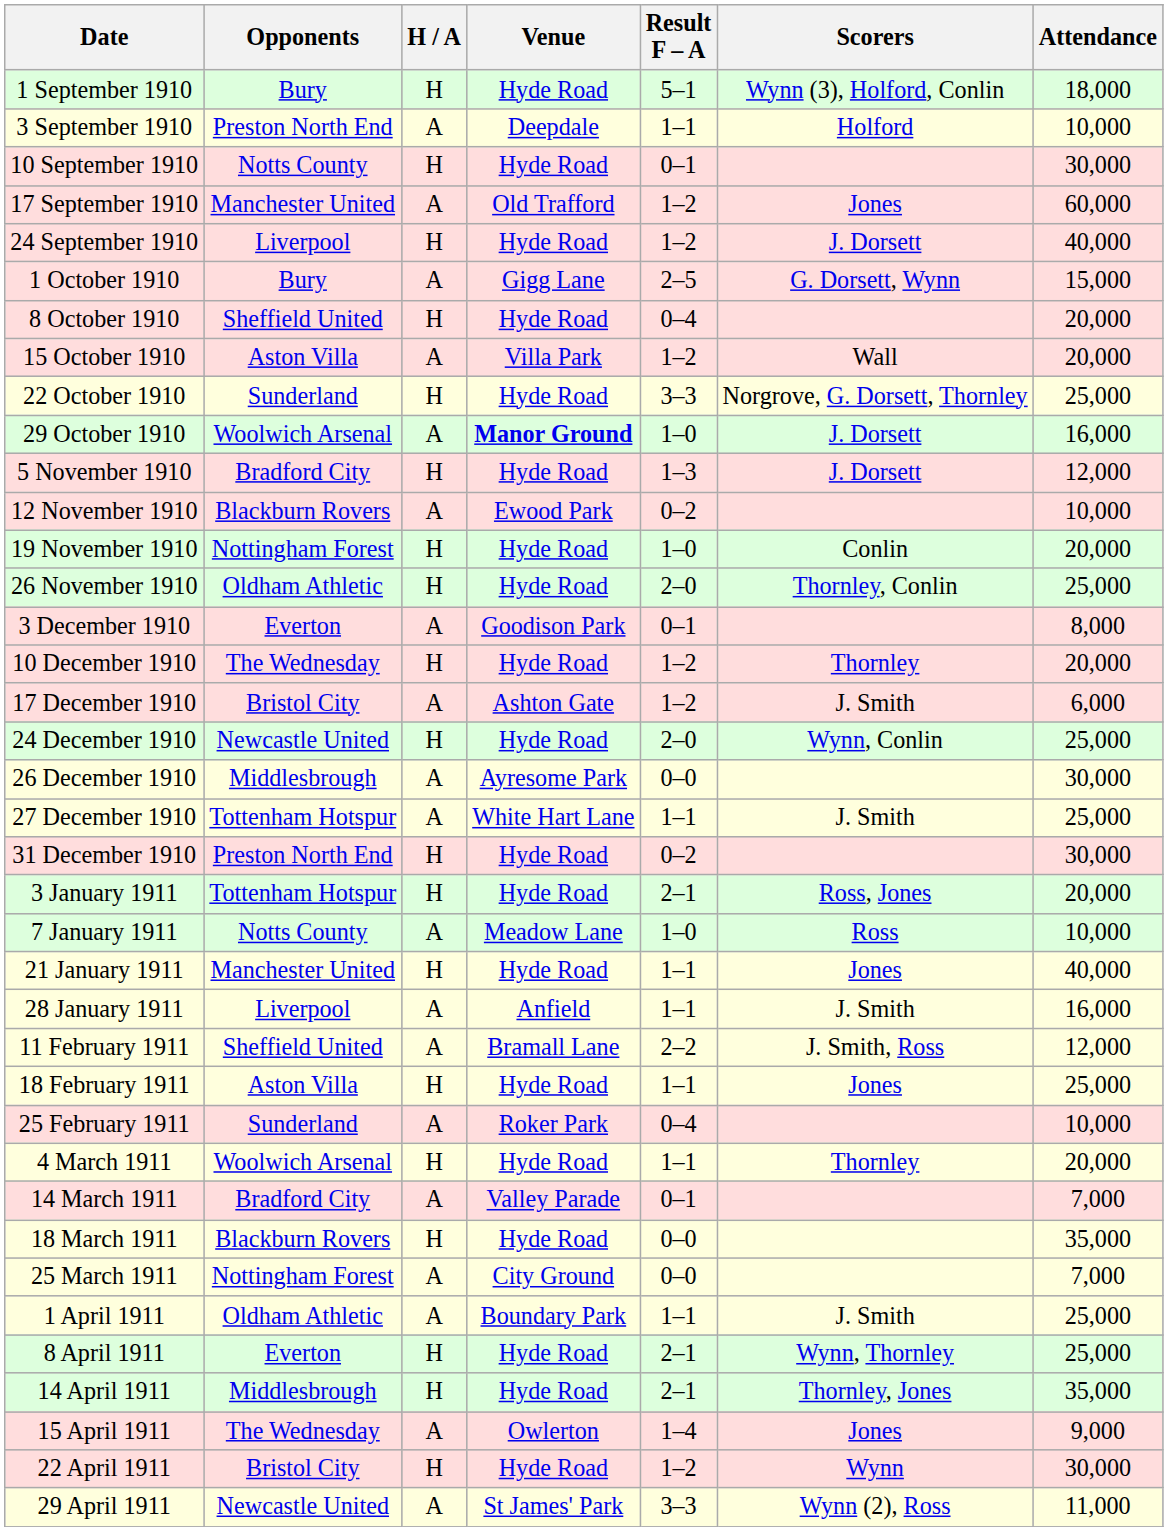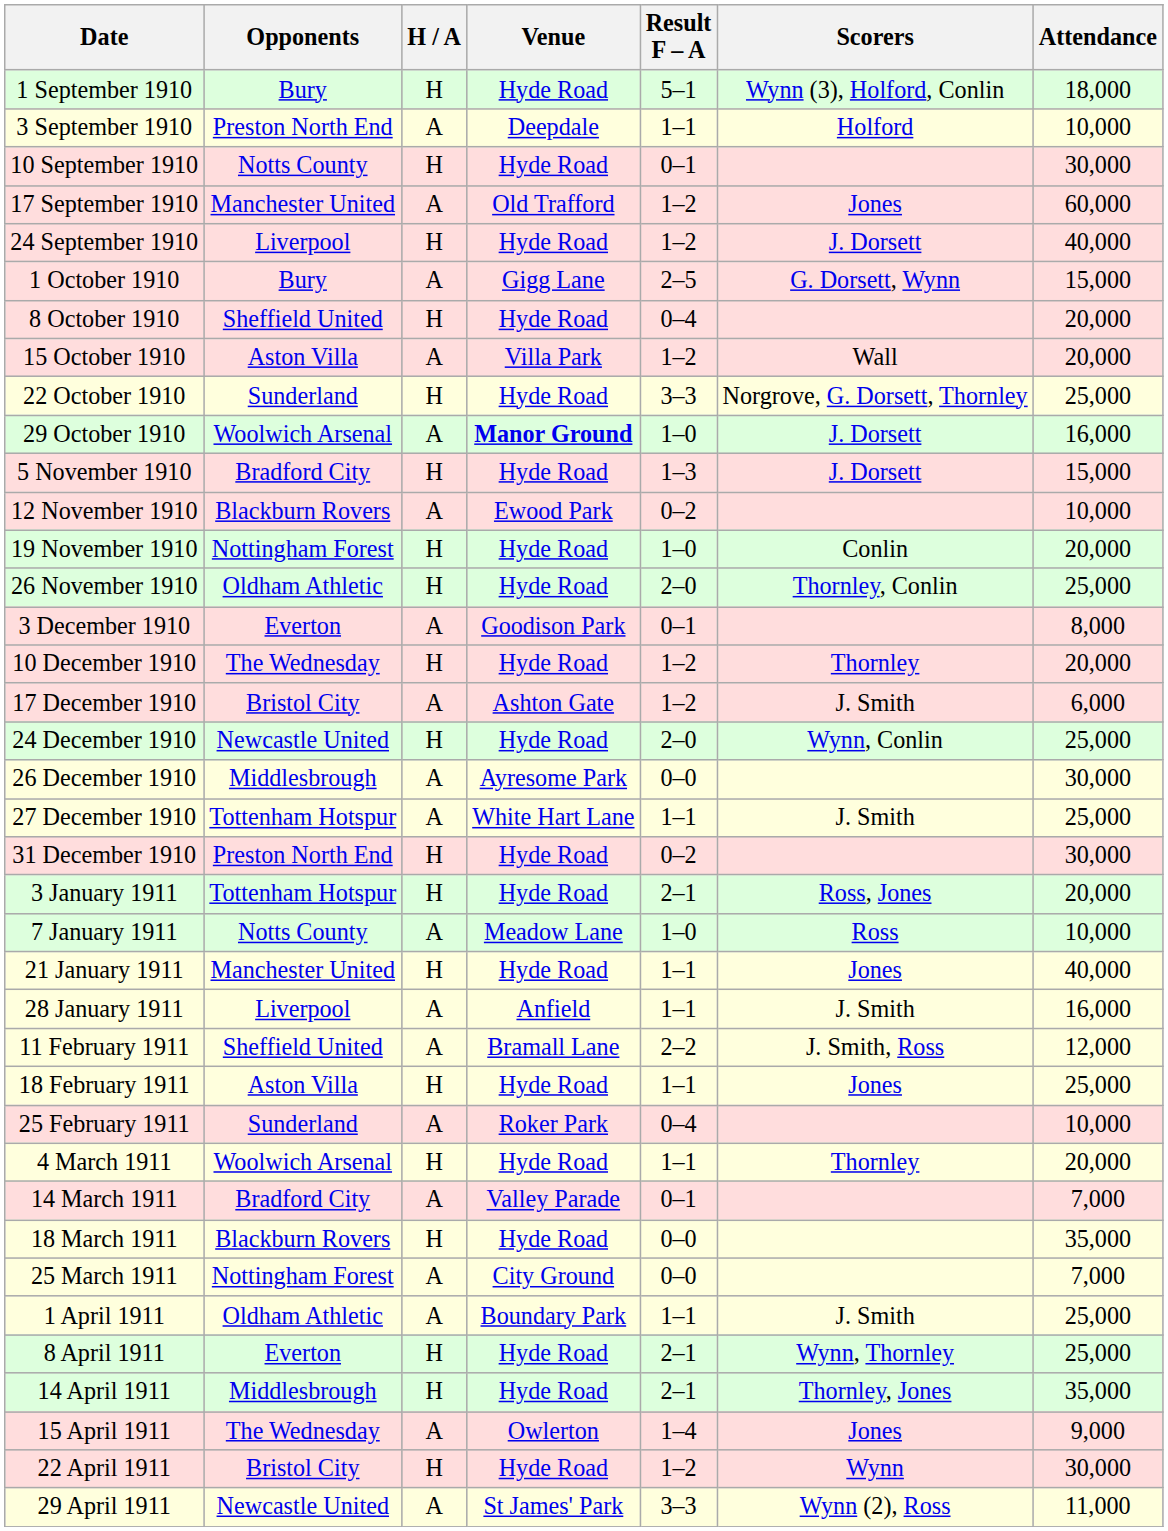(1098, 472) 12,000 -> (1098, 472) 15,000
